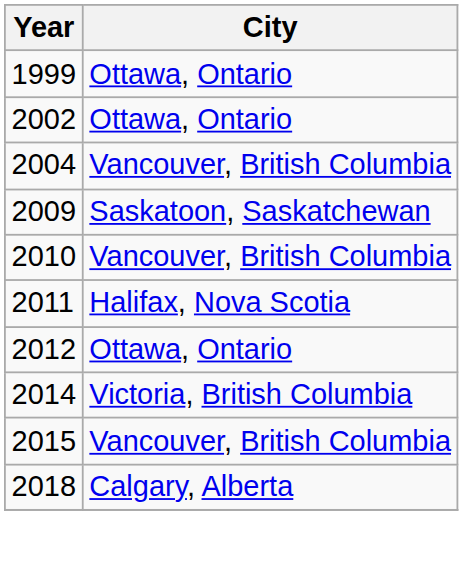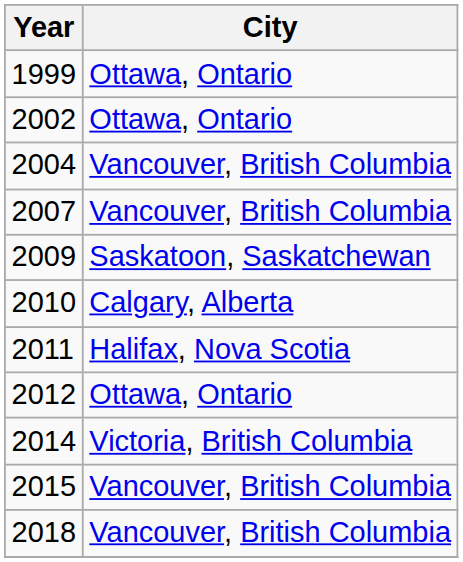+ row: (44, 211)
(270, 257) Vancouver, British Columbia -> (191, 303) Calgary, Alberta
(191, 486) Calgary, Alberta -> (270, 532) Vancouver, British Columbia
